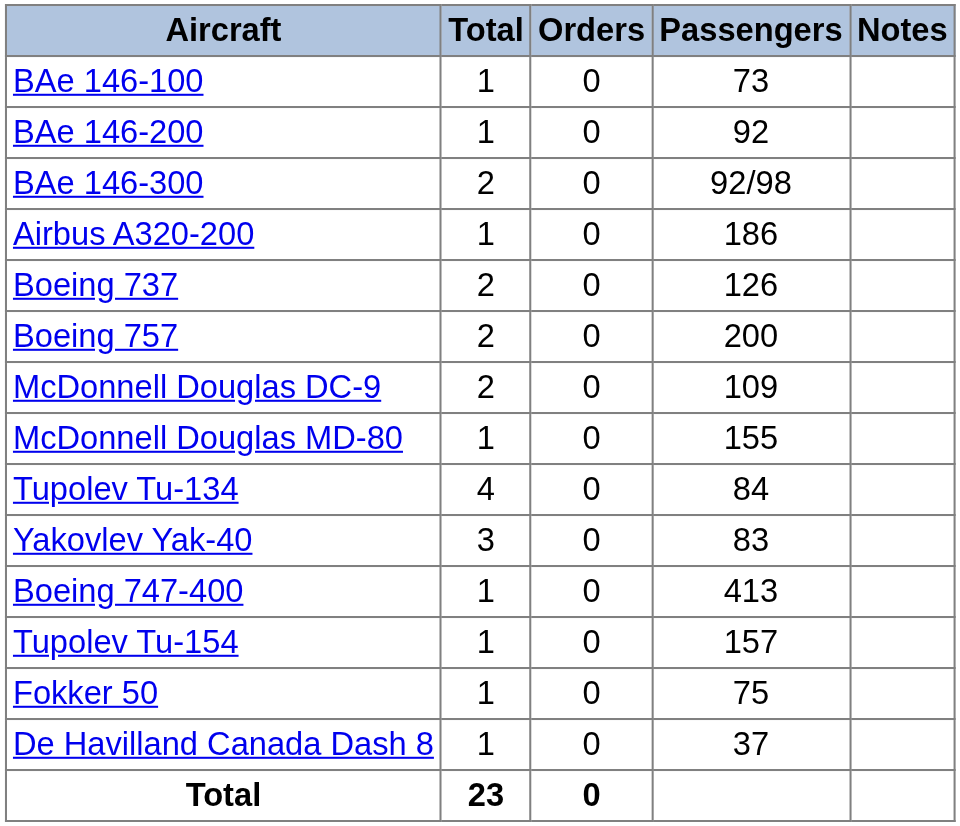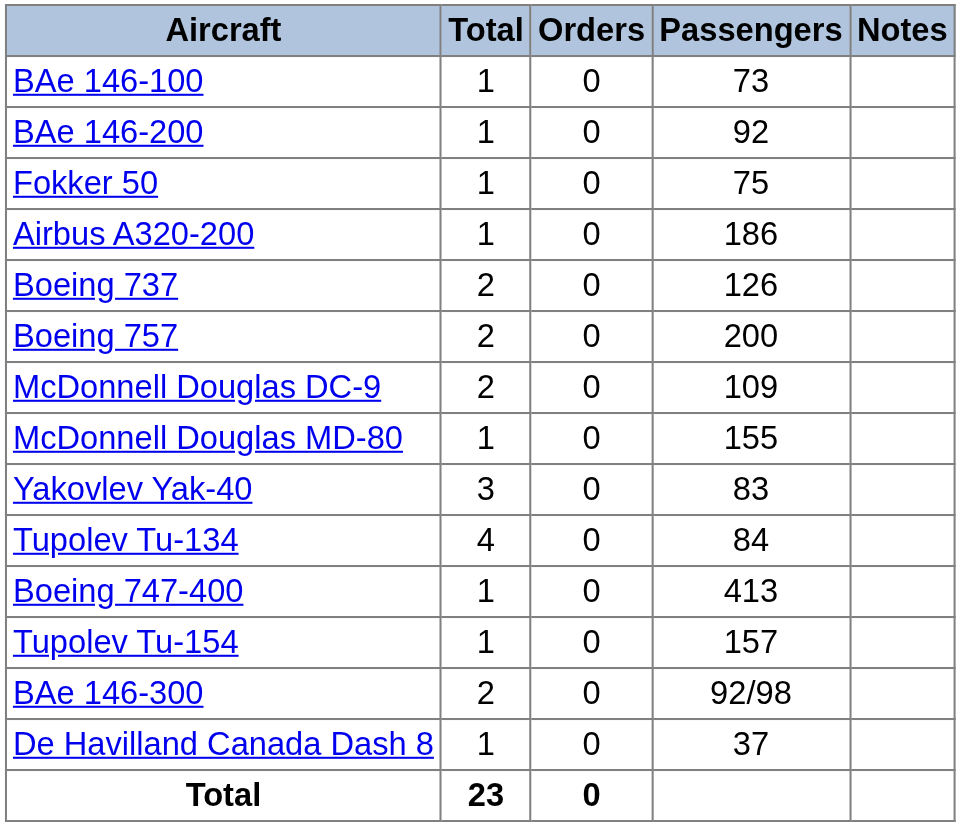rows swapped: (108, 182) <-> (86, 692)
rows swapped: (126, 488) <-> (133, 540)
